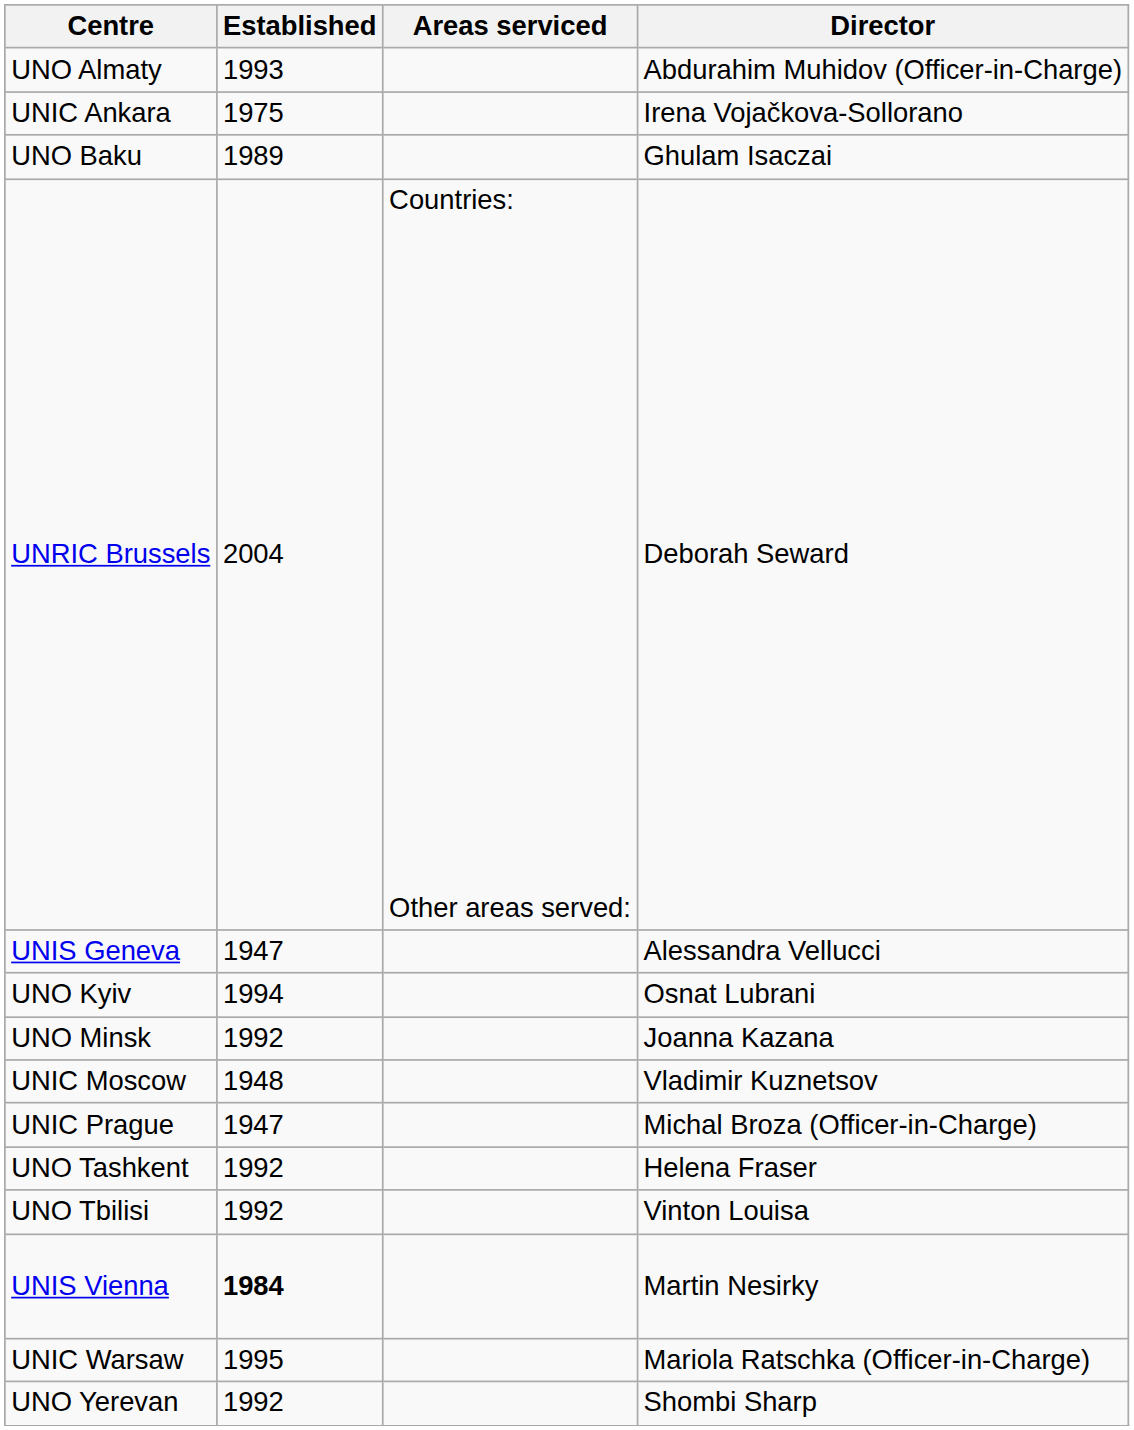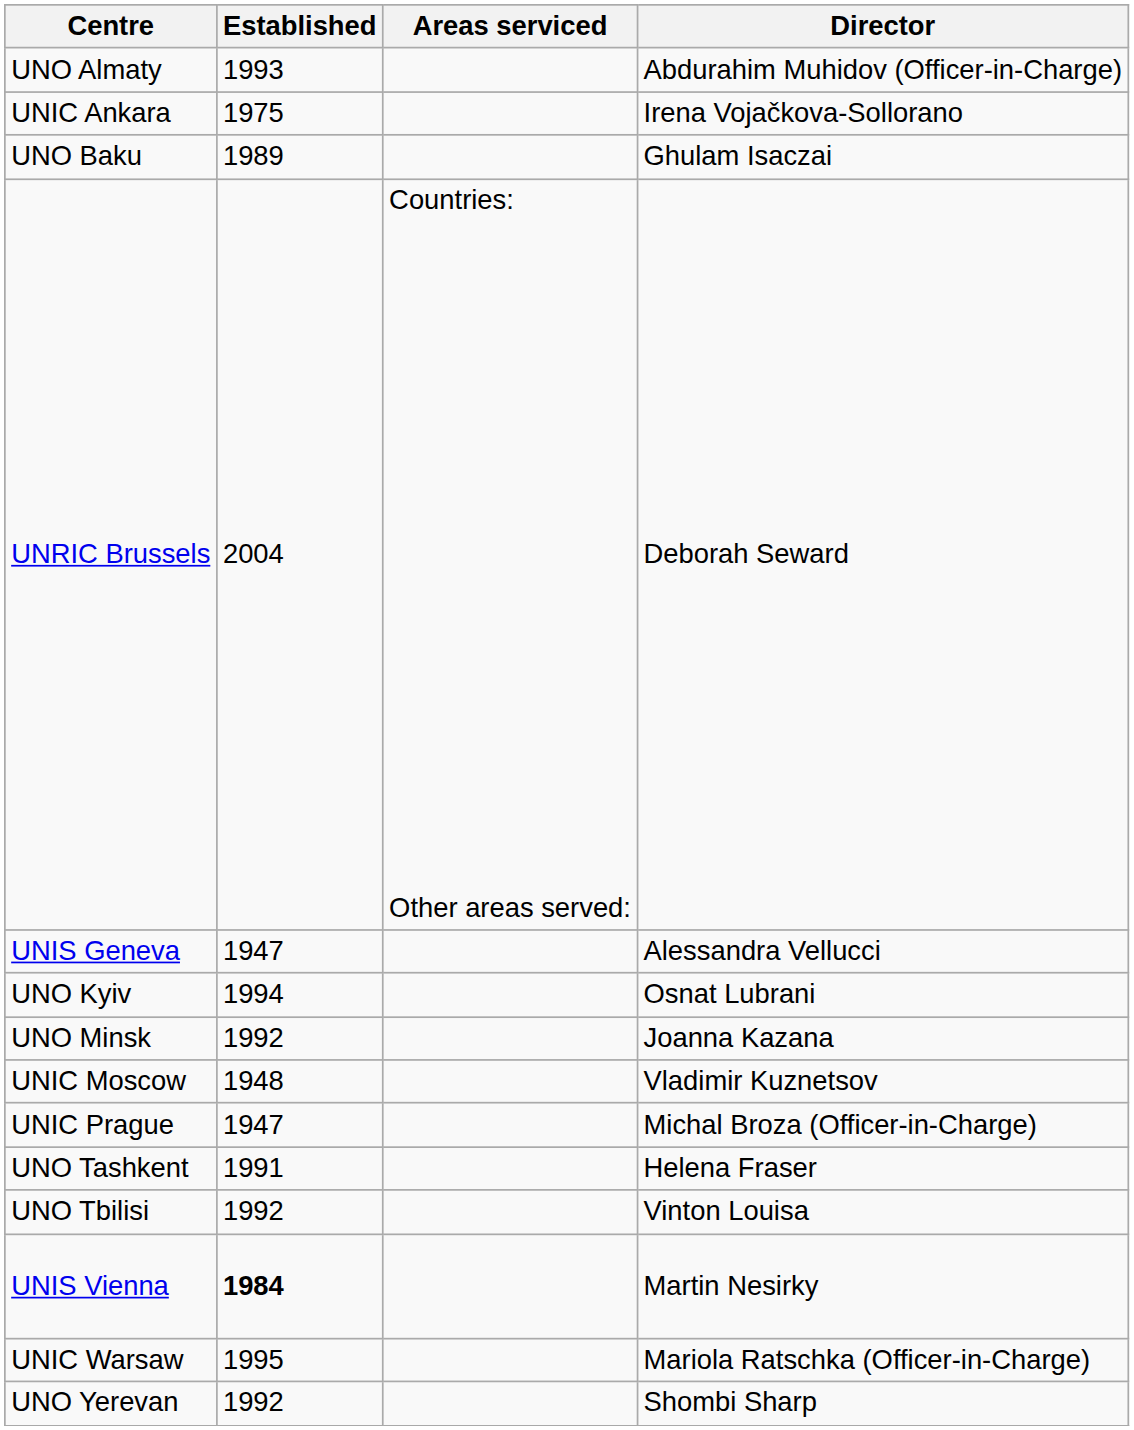(253, 1168) 1992 -> (253, 1168) 1991
